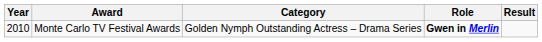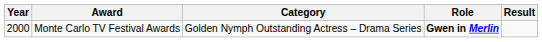(18, 28) 2010 -> (18, 28) 2000
